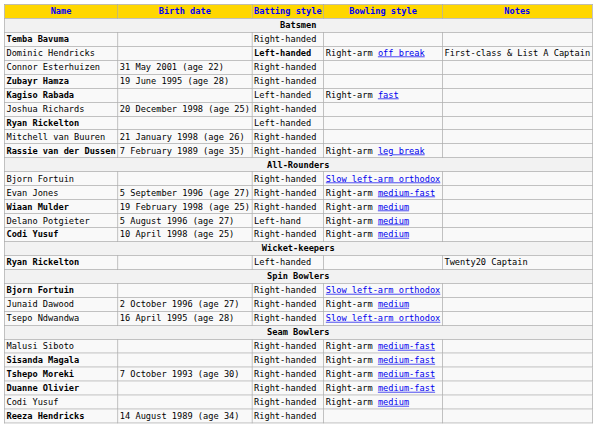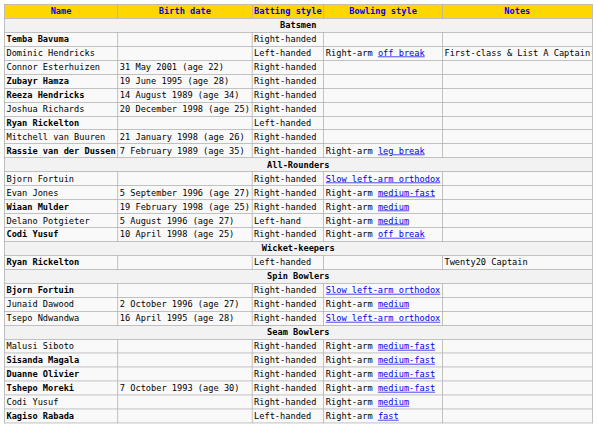(283, 54) bold -> (283, 54) normal
rows swapped: (45, 416) <-> (40, 95)
(367, 235) Right-arm medium -> (375, 235) Right-arm off break
rows swapped: (40, 375) <-> (43, 388)
